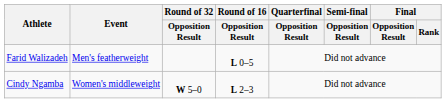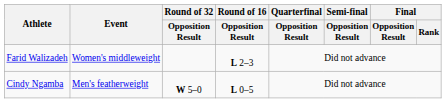(110, 58) Men's featherweight -> (116, 58) Women's middleweight
(242, 64) L 0–5 -> (242, 64) L 2–3
(116, 85) Women's middleweight -> (110, 85) Men's featherweight
(242, 90) L 2–3 -> (242, 90) L 0–5
